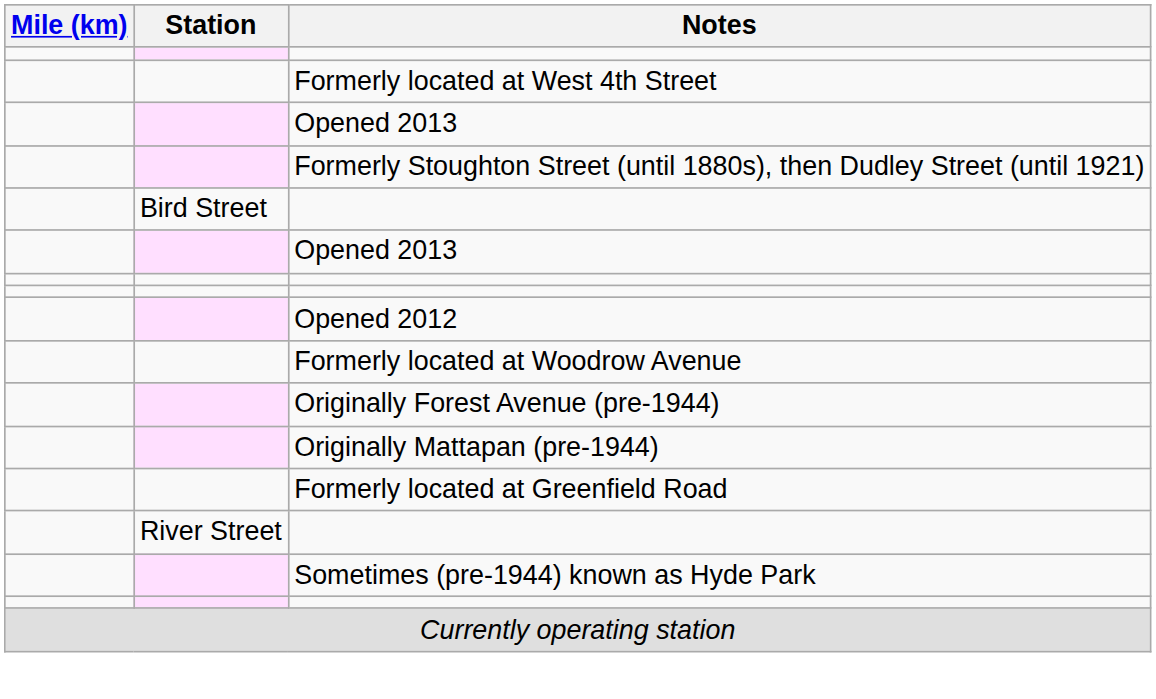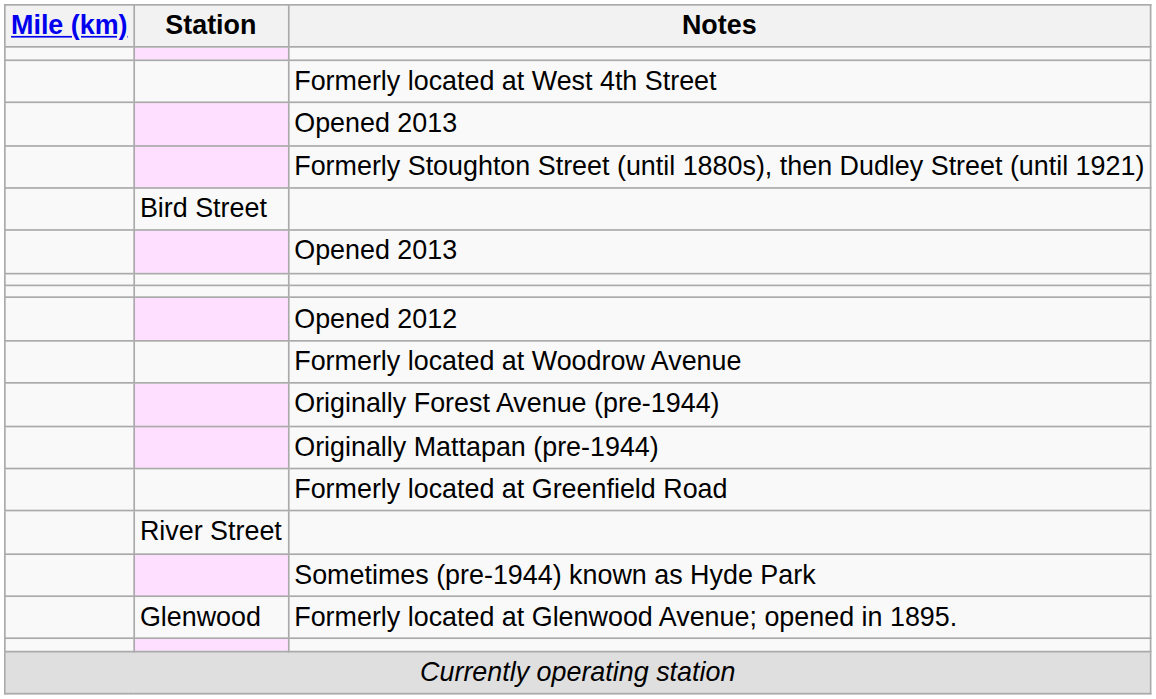+ row: (200, 617)
